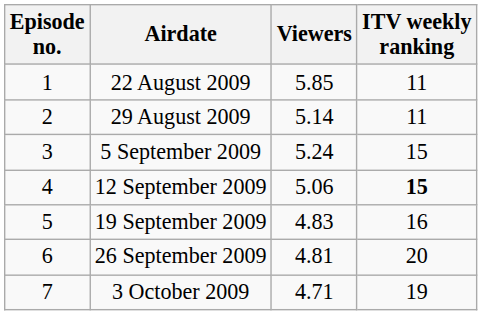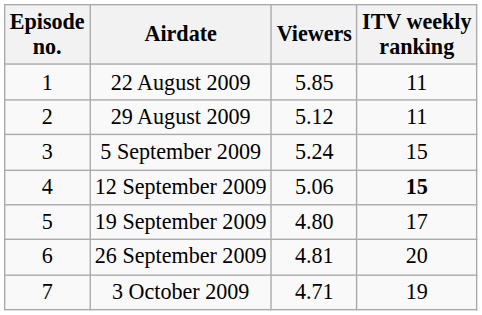(314, 116) 5.14 -> (314, 116) 5.12
(314, 221) 4.83 -> (314, 221) 4.80
(417, 221) 16 -> (417, 221) 17
